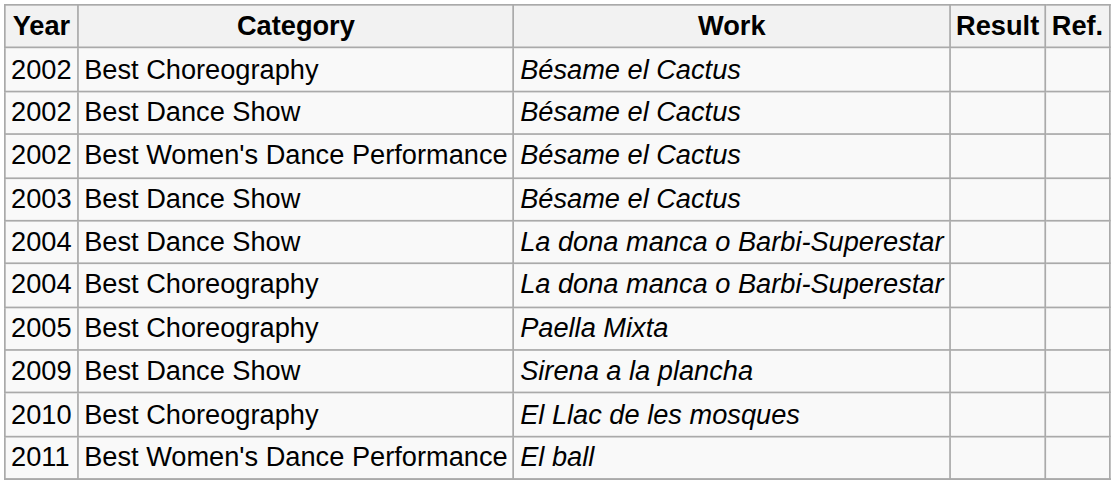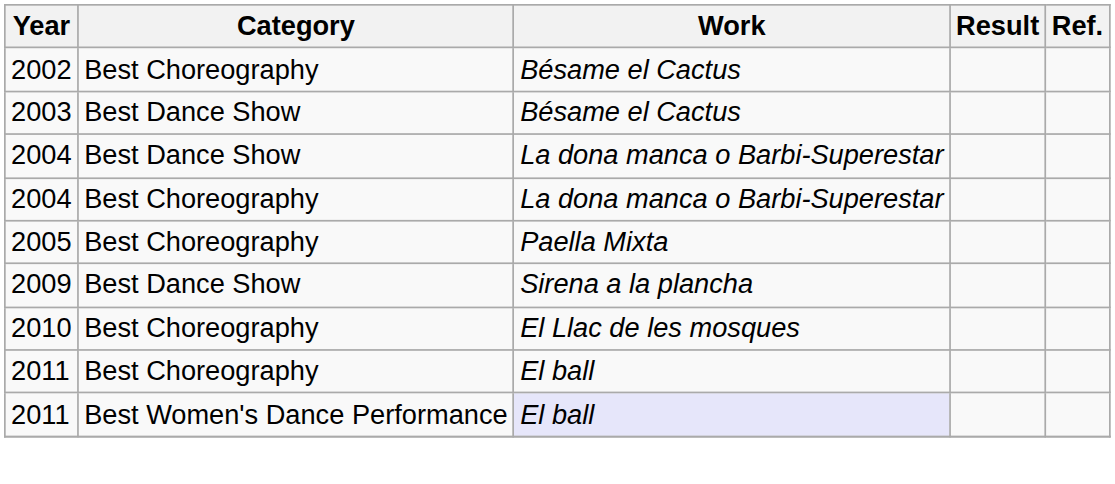- row: (41, 112)
- row: (41, 155)
+ row: (40, 371)
(557, 457) no background -> (557, 414) lavender background
